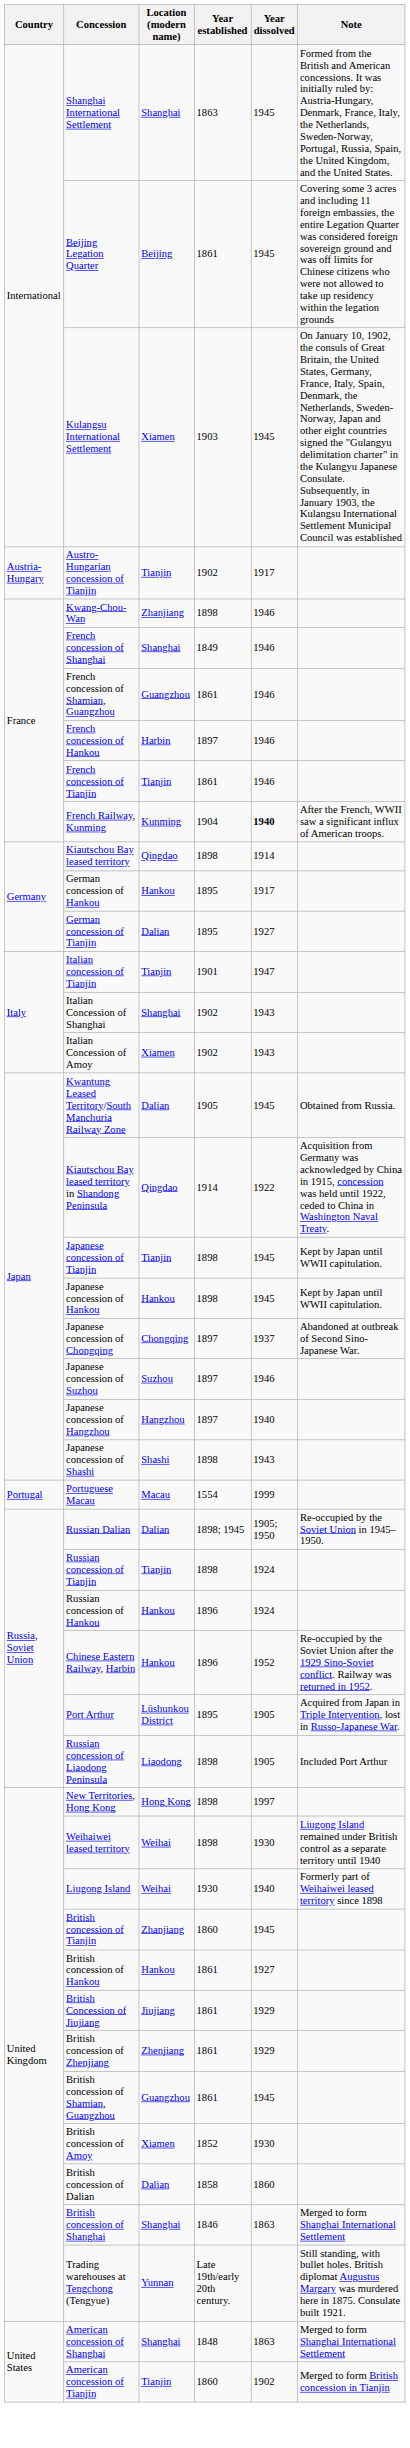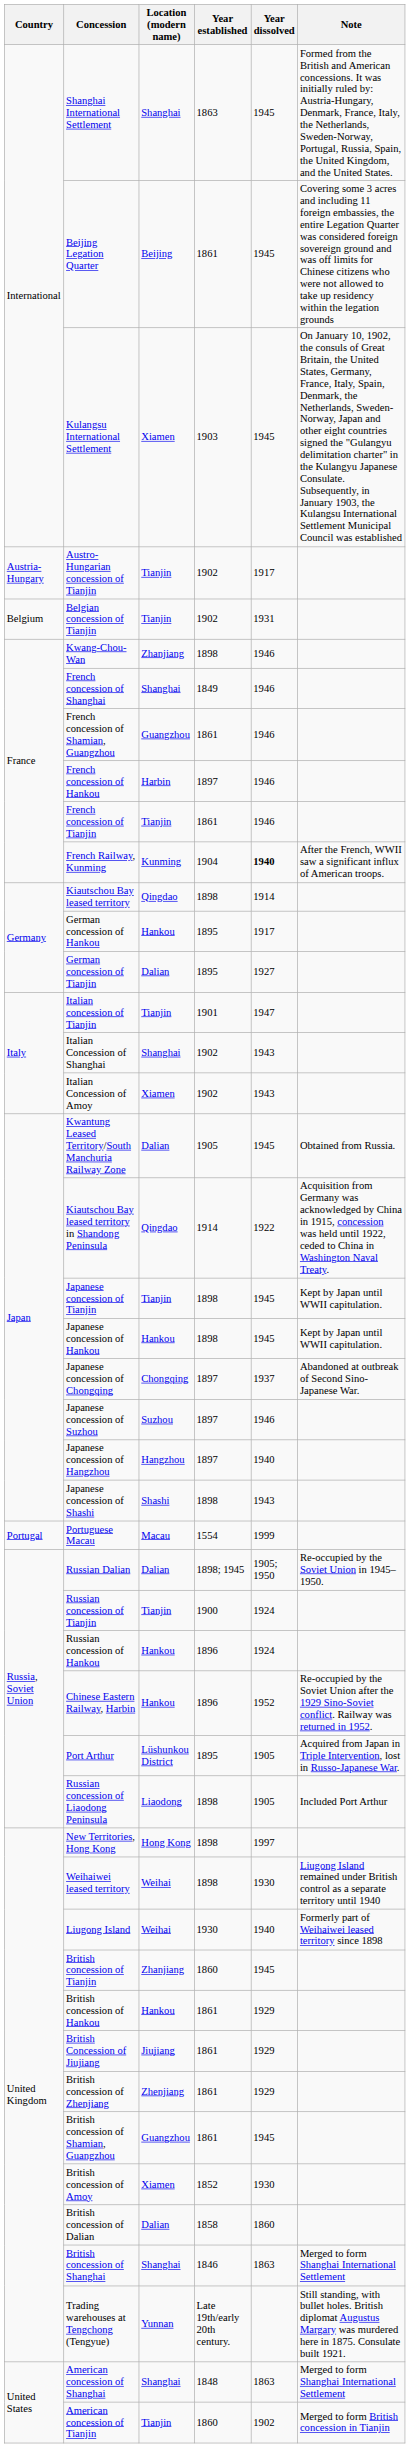+ row: (95, 619)
(207, 1569) 1898 -> (207, 1610) 1900
(264, 1970) 1927 -> (264, 2010) 1929
